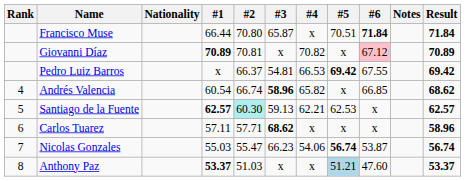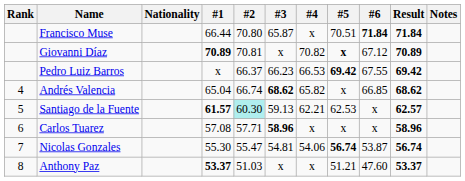columns swapped: (442, 14) <-> (407, 14)
(343, 52) normal -> (343, 52) bold
(375, 52) pink background -> (375, 52) no background
(281, 71) 54.81 -> (281, 71) 66.23
(218, 90) 60.54 -> (218, 90) 65.04
(281, 90) 58.96 -> (281, 90) 68.62
(218, 109) 62.57 -> (218, 109) 61.57
(218, 128) 57.11 -> (218, 128) 57.08
(281, 128) 68.62 -> (281, 128) 58.96
(218, 147) 55.03 -> (218, 147) 55.30
(281, 147) 66.23 -> (281, 147) 54.81
(343, 166) lightblue background -> (343, 166) no background
